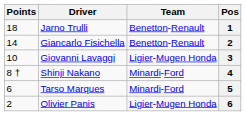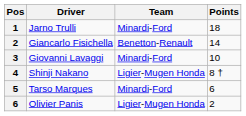columns swapped: (230, 12) <-> (21, 12)
(167, 28) Benetton-Renault -> (145, 28) Minardi-Ford
(173, 58) Ligier-Mugen Honda -> (145, 58) Minardi-Ford
(157, 73) Minardi-Ford -> (161, 73) Ligier-Mugen Honda
